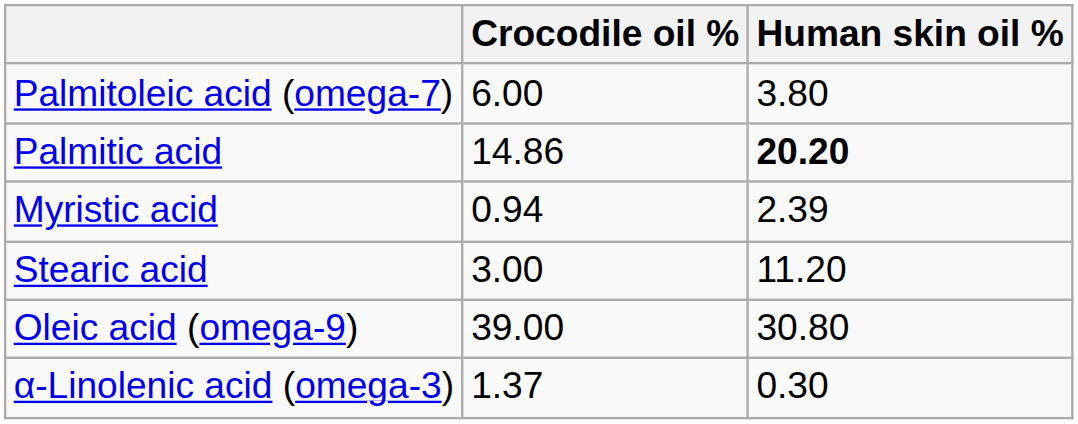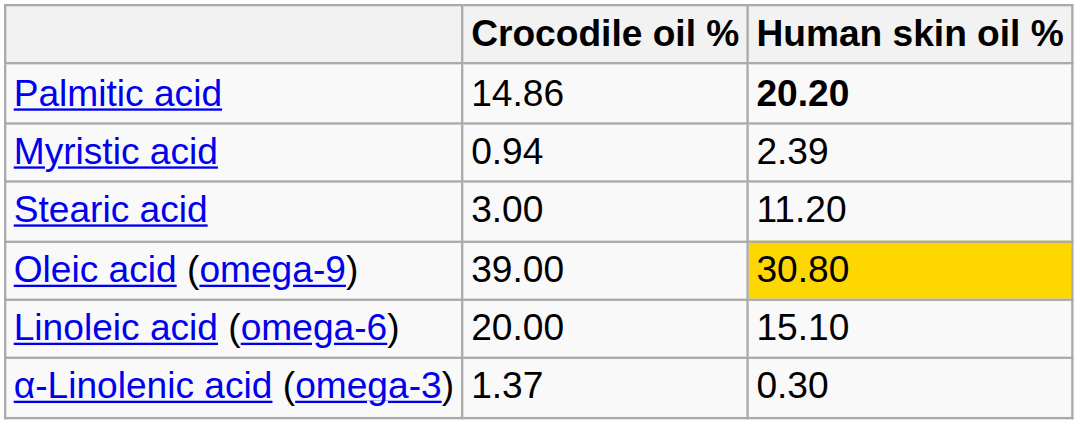- row: (233, 92)
(803, 328) no background -> (803, 269) gold background
+ row: (207, 328)
